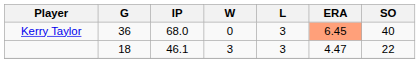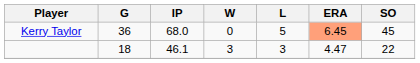(283, 31) 3 -> (283, 31) 5
(388, 31) 40 -> (388, 31) 45
